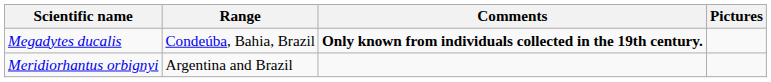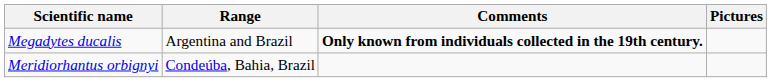(240, 40) Condeúba, Bahia, Brazil -> (229, 40) Argentina and Brazil
(229, 64) Argentina and Brazil -> (240, 64) Condeúba, Bahia, Brazil
